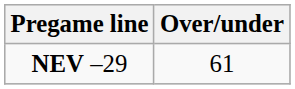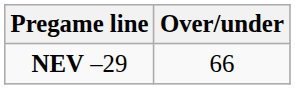(222, 63) 61 -> (222, 63) 66
